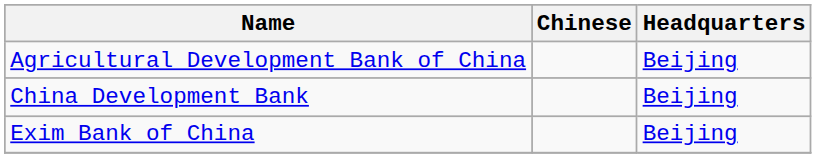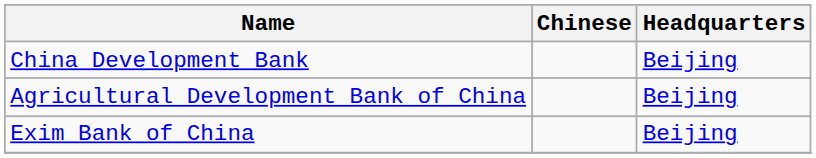rows swapped: (268, 60) <-> (160, 97)
